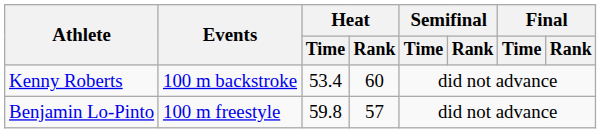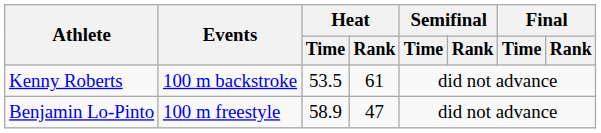(325, 80) 53.4 -> (325, 80) 53.5
(374, 80) 60 -> (374, 80) 61
(325, 112) 59.8 -> (325, 112) 58.9
(374, 112) 57 -> (374, 112) 47
